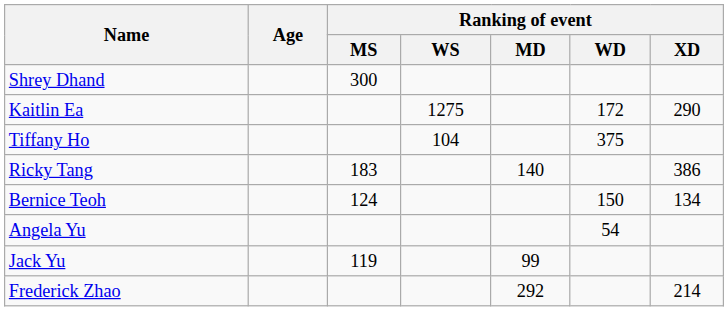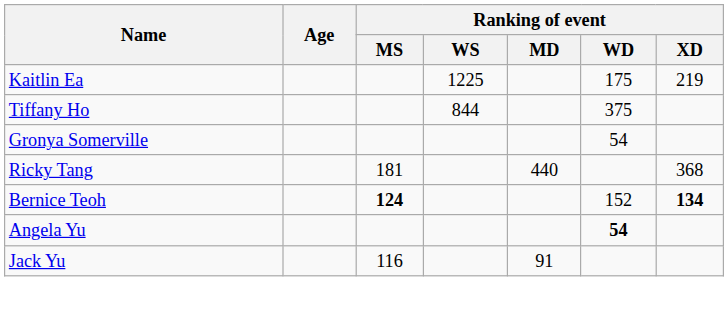- row: (57, 79)
(446, 109) 1275 -> (465, 79) 1225
(610, 109) 172 -> (618, 79) 175
(687, 109) 290 -> (690, 79) 219
(446, 140) 104 -> (465, 109) 844
+ row: (78, 140)
(364, 170) 183 -> (389, 170) 181
(531, 170) 140 -> (544, 170) 440
(687, 170) 386 -> (690, 170) 368
(364, 200) normal -> (389, 200) bold
(610, 200) 150 -> (618, 200) 152
(687, 200) normal -> (690, 200) bold
(610, 230) normal -> (618, 230) bold
(364, 260) 119 -> (389, 260) 116
(531, 260) 99 -> (544, 260) 91
- row: (65, 290)
